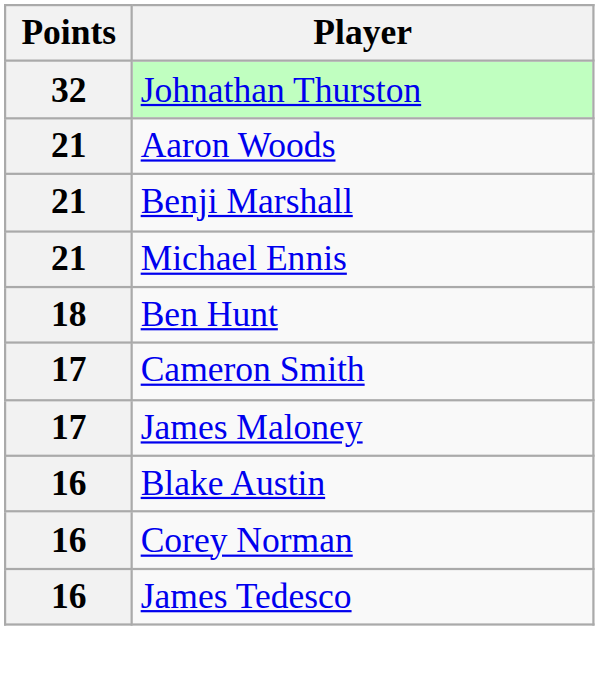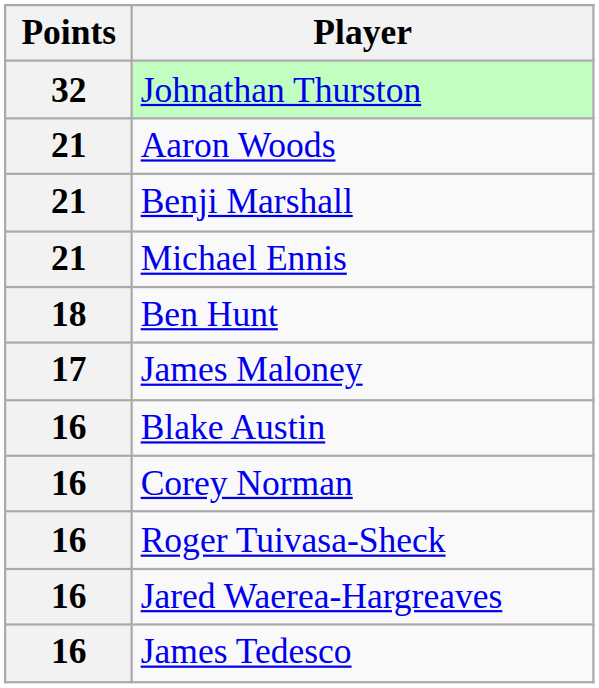- row: (253, 370)
+ row: (293, 539)
+ row: (321, 595)
